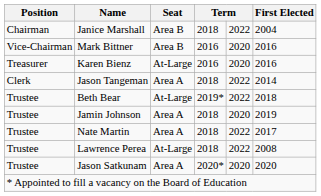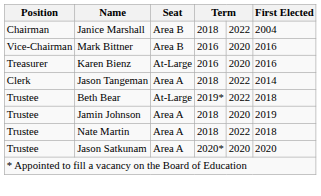(266, 132) 2017 -> (266, 132) 2018
- row: (112, 149)
